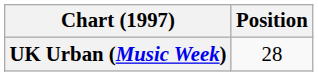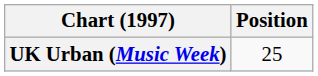(272, 53) 28 -> (272, 53) 25
